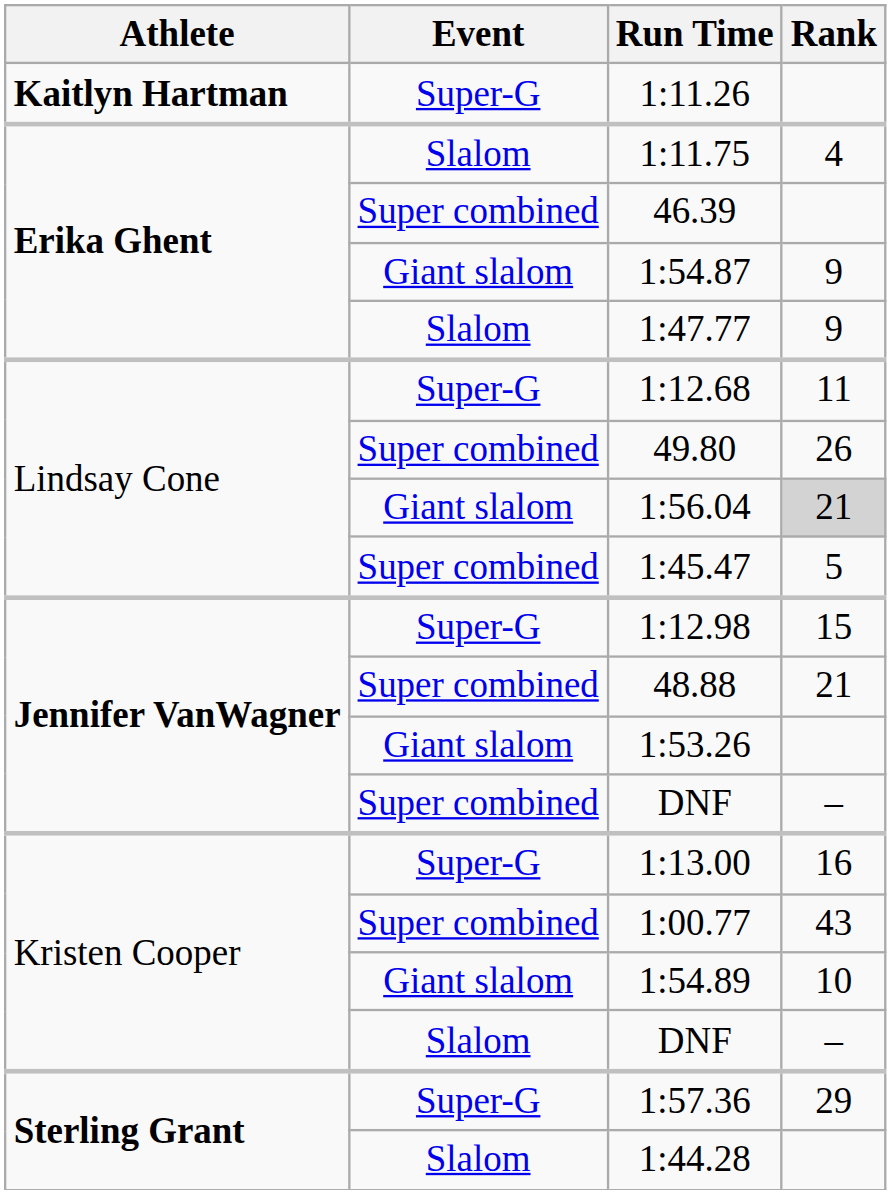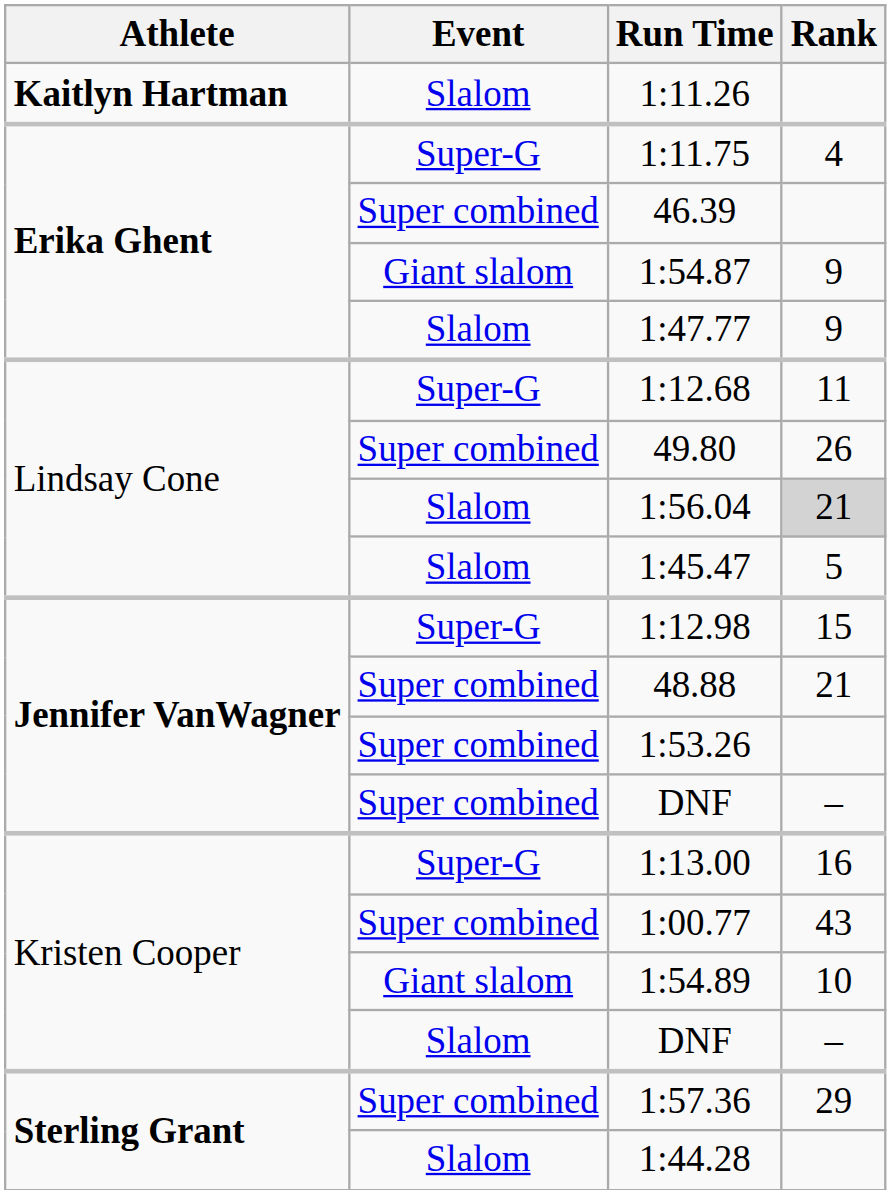(478, 92) Super-G -> (478, 92) Slalom
(478, 153) Slalom -> (478, 153) Super-G
(478, 507) Giant slalom -> (478, 507) Slalom
(478, 565) Super combined -> (478, 565) Slalom
(478, 744) Giant slalom -> (478, 744) Super combined
(478, 1100) Super-G -> (478, 1100) Super combined
